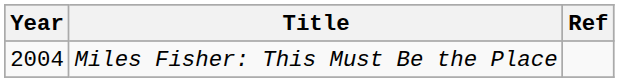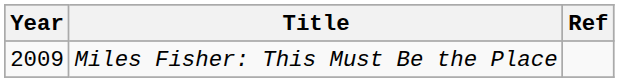(37, 60) 2004 -> (37, 60) 2009
